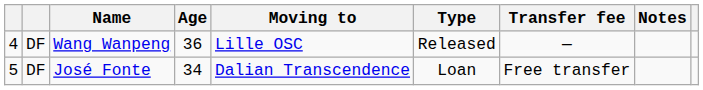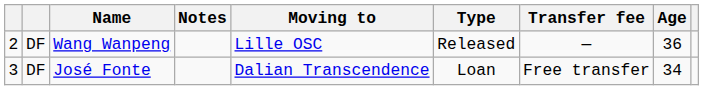columns swapped: (193, 18) <-> (662, 18)
(13, 44) 4 -> (13, 44) 2
(13, 71) 5 -> (13, 71) 3
